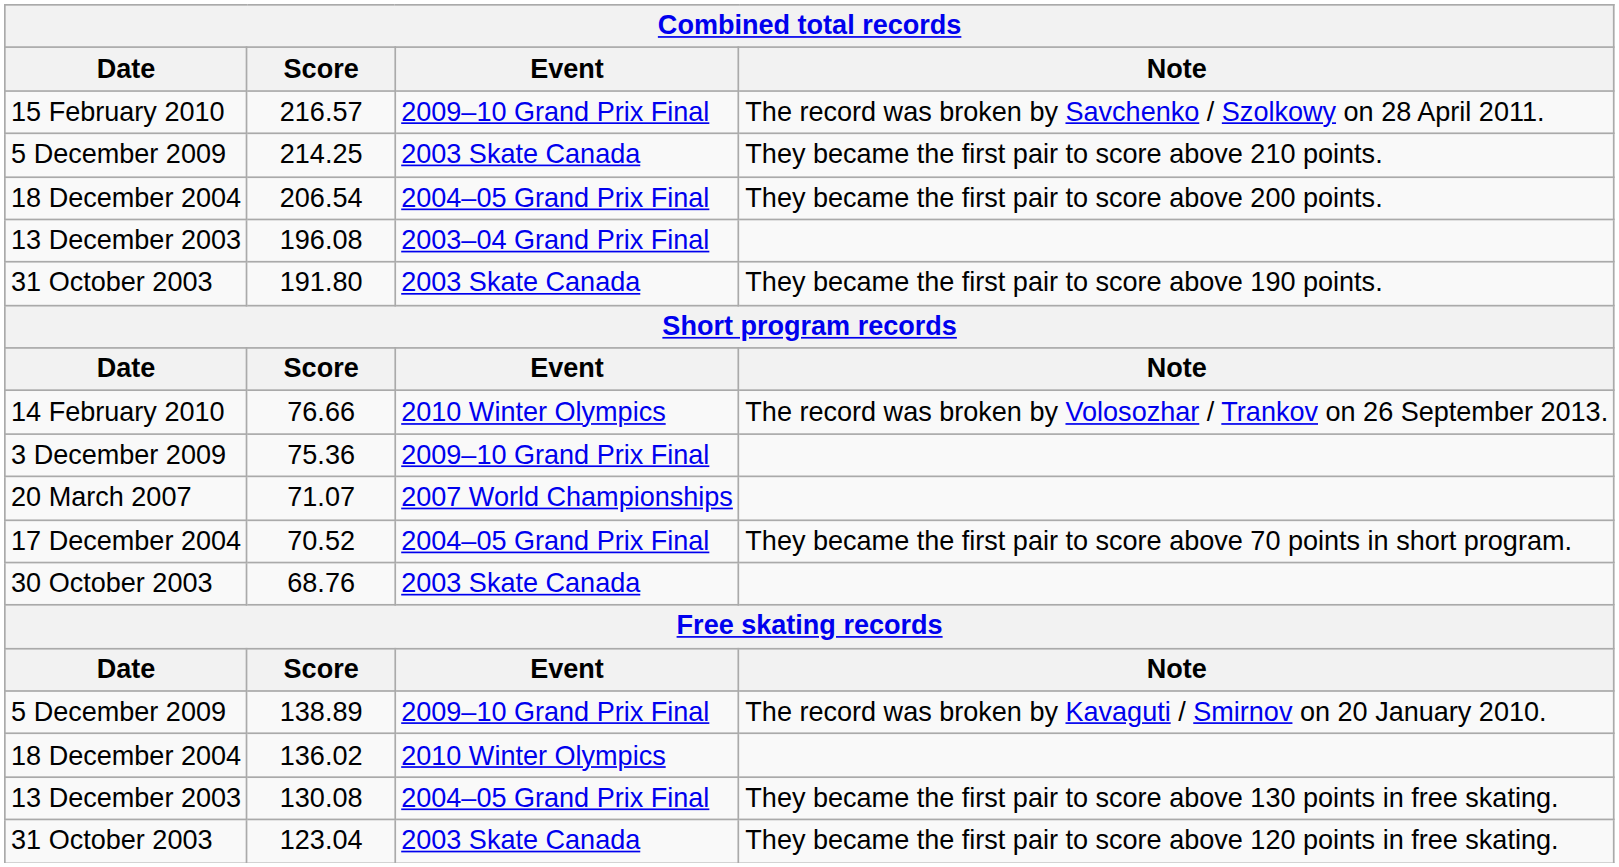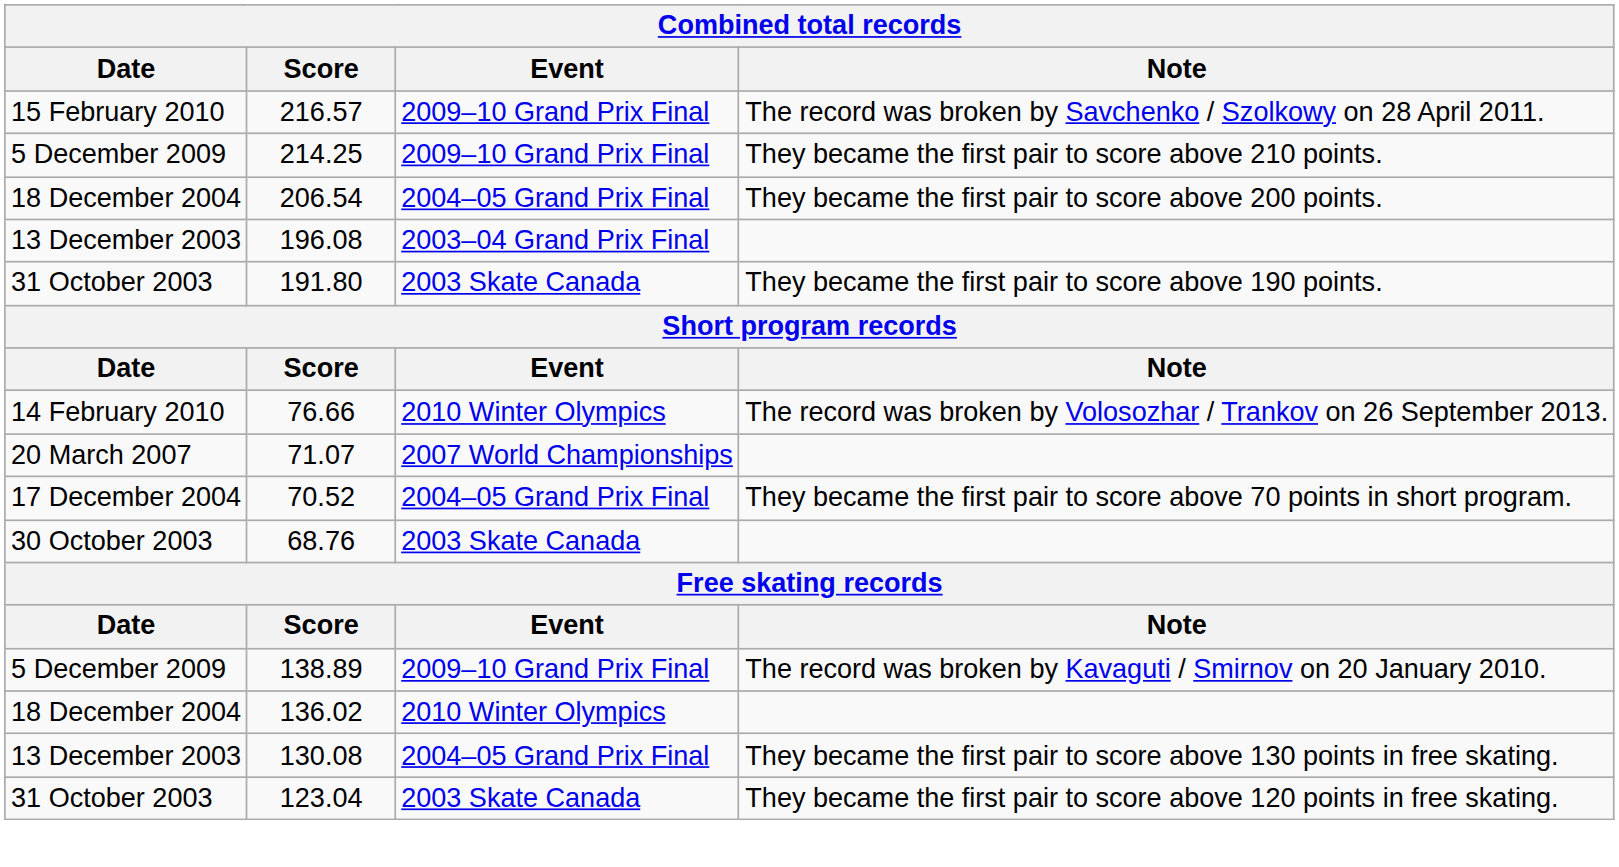(521, 154) 2003 Skate Canada -> (555, 154) 2009–10 Grand Prix Final
- row: (321, 454)
